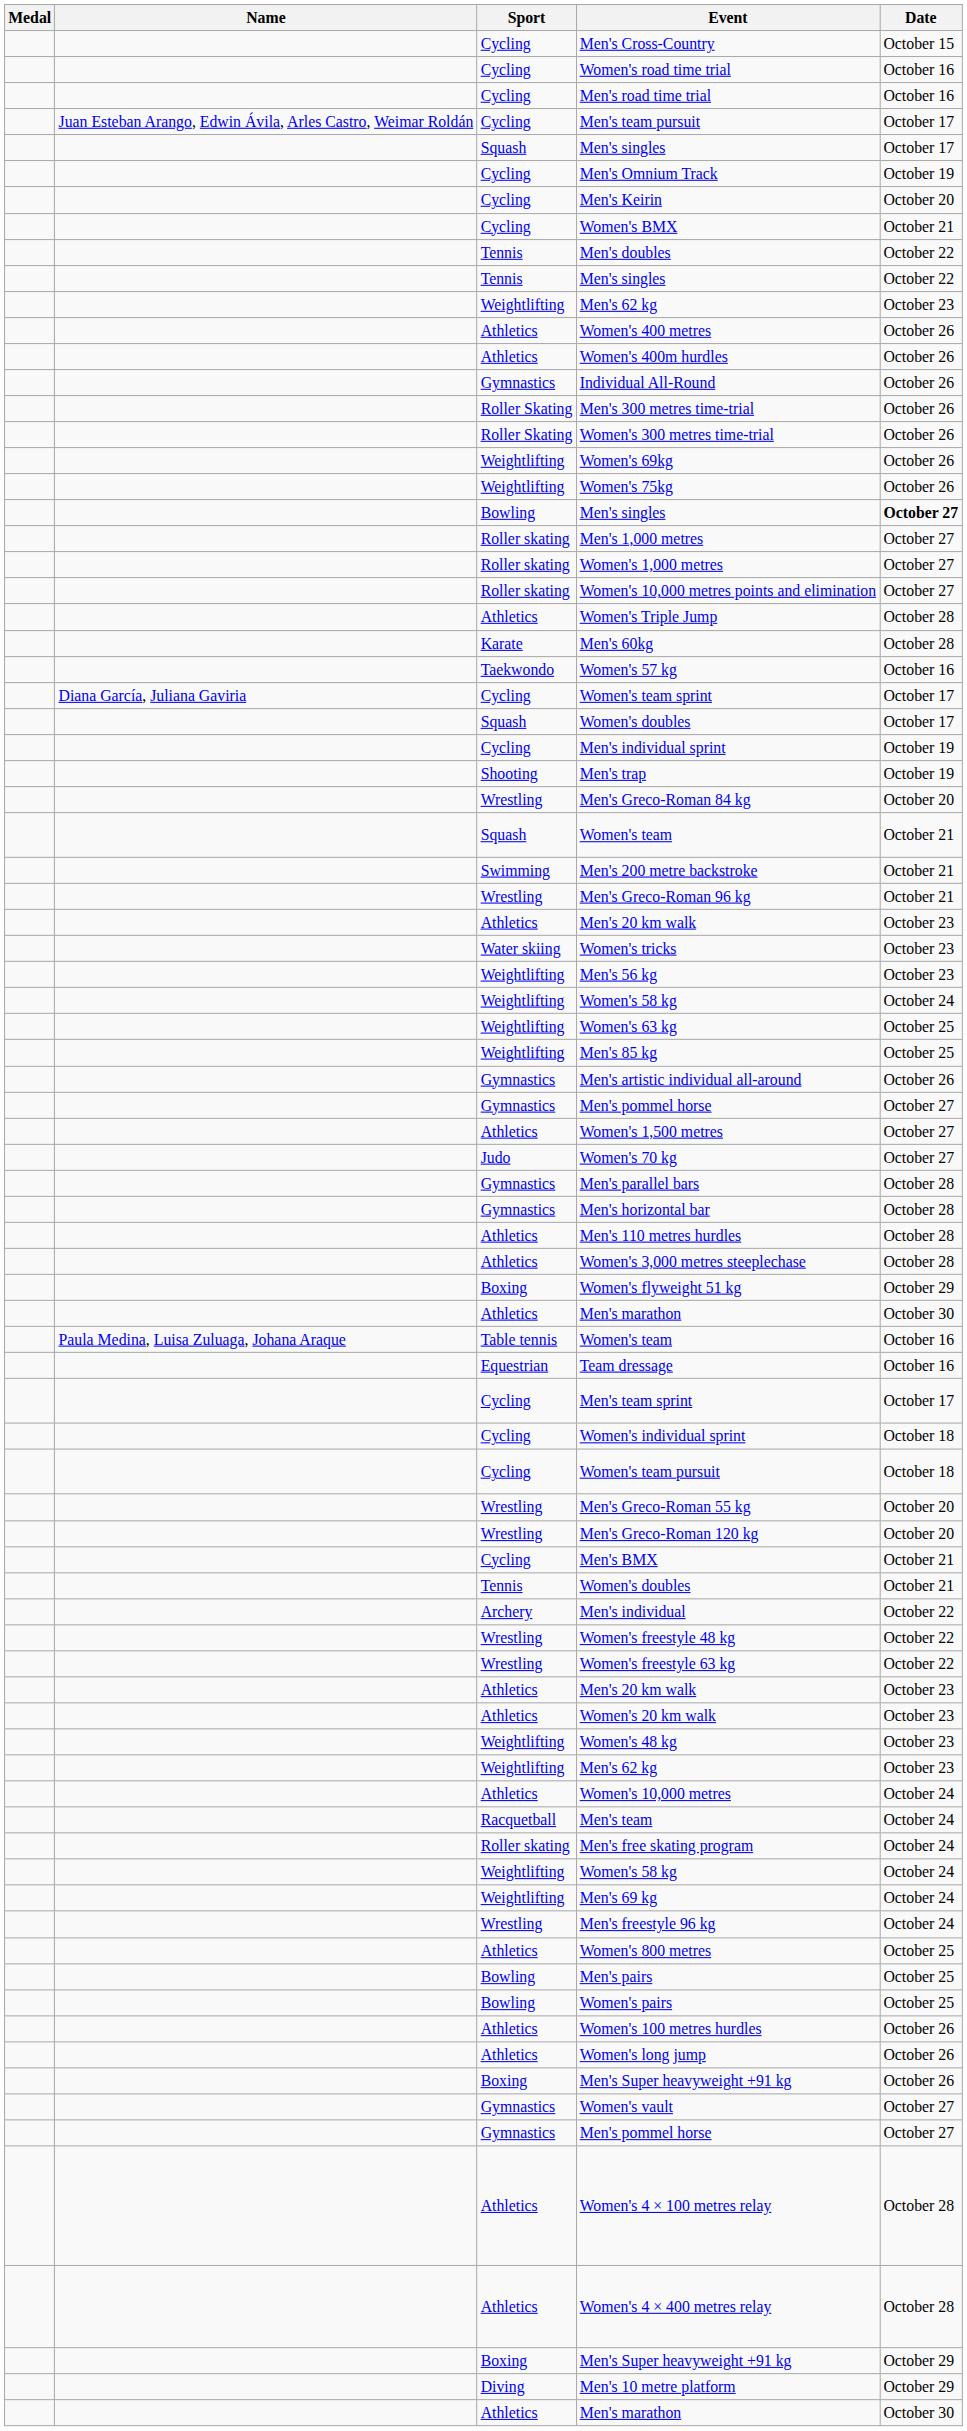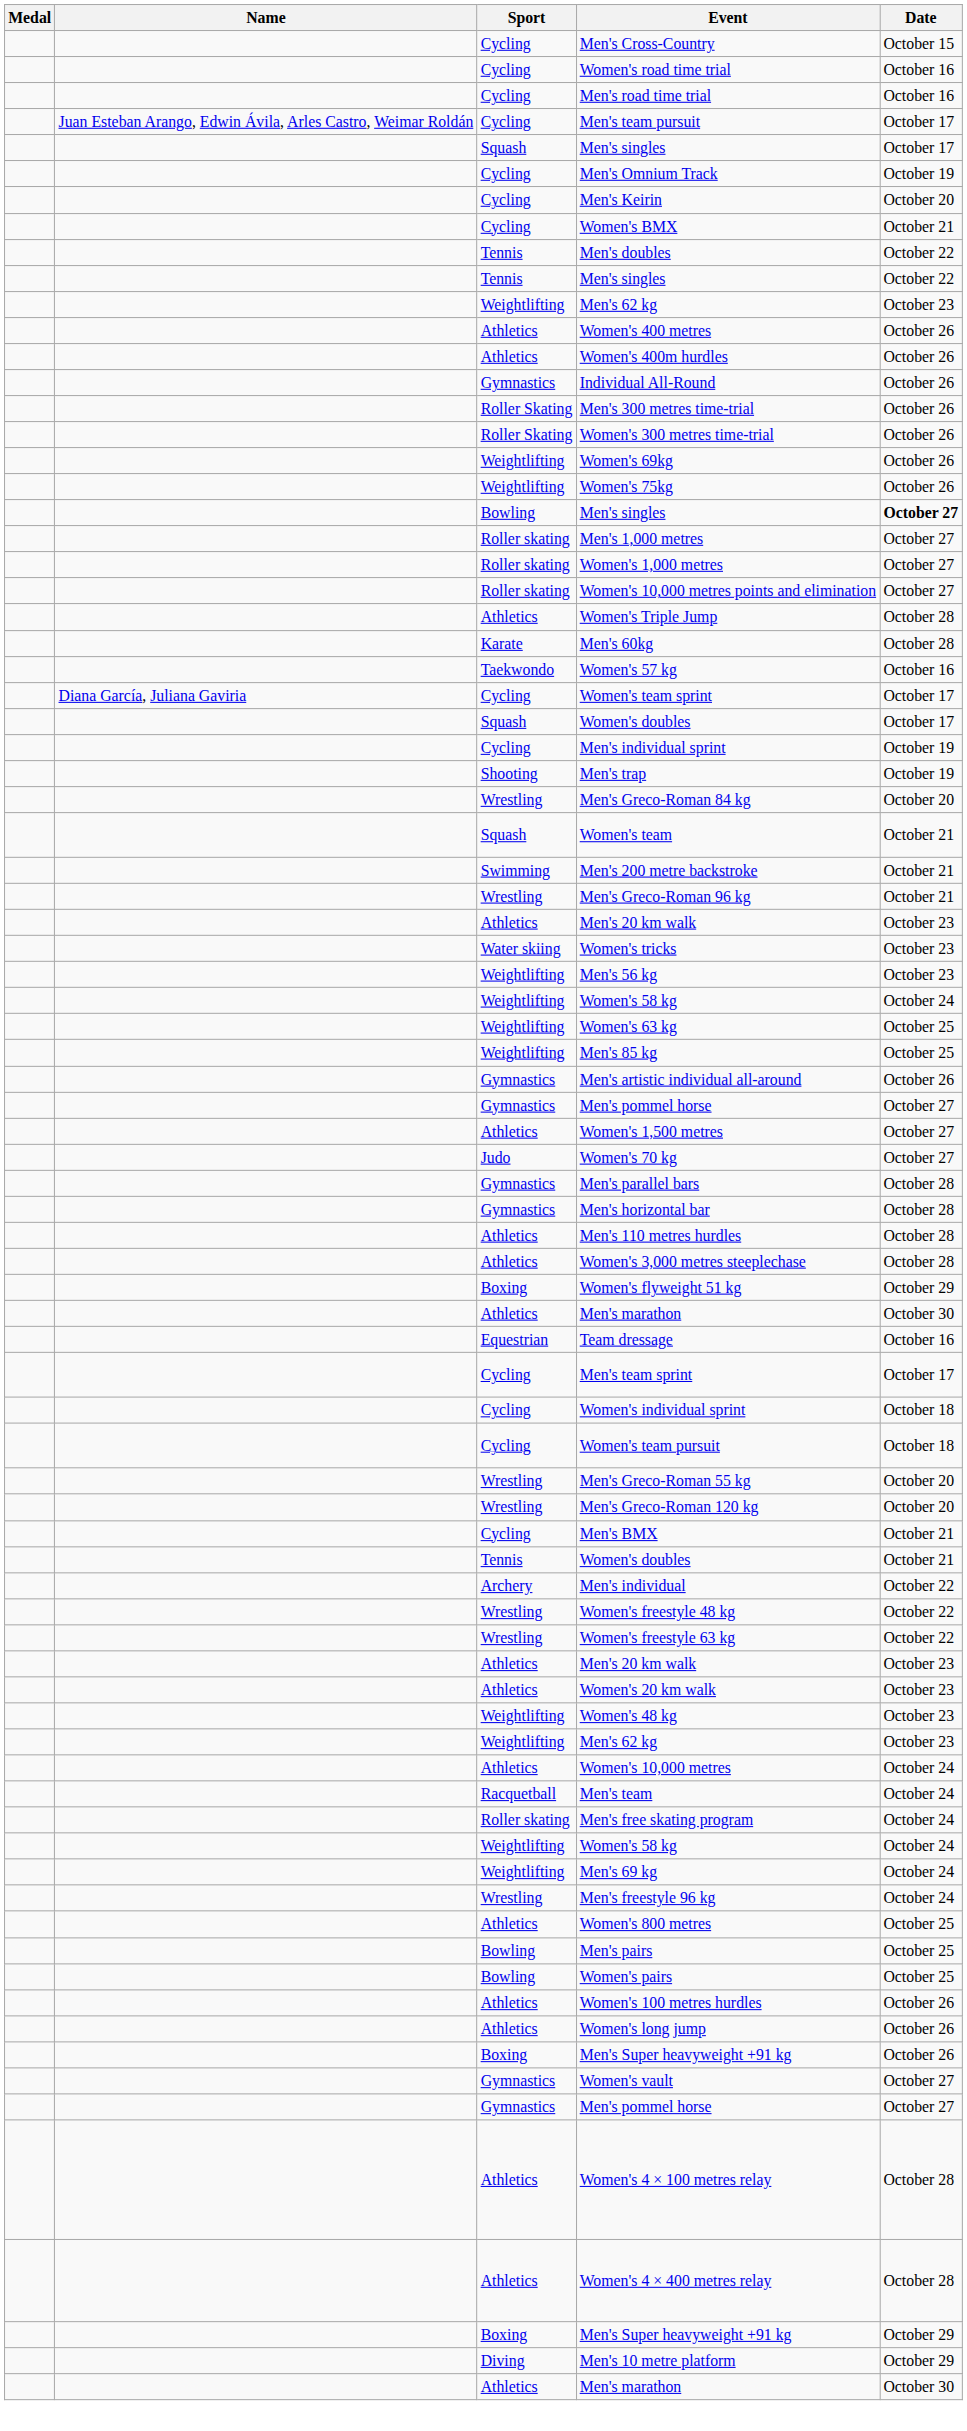- row: (519, 1339)
